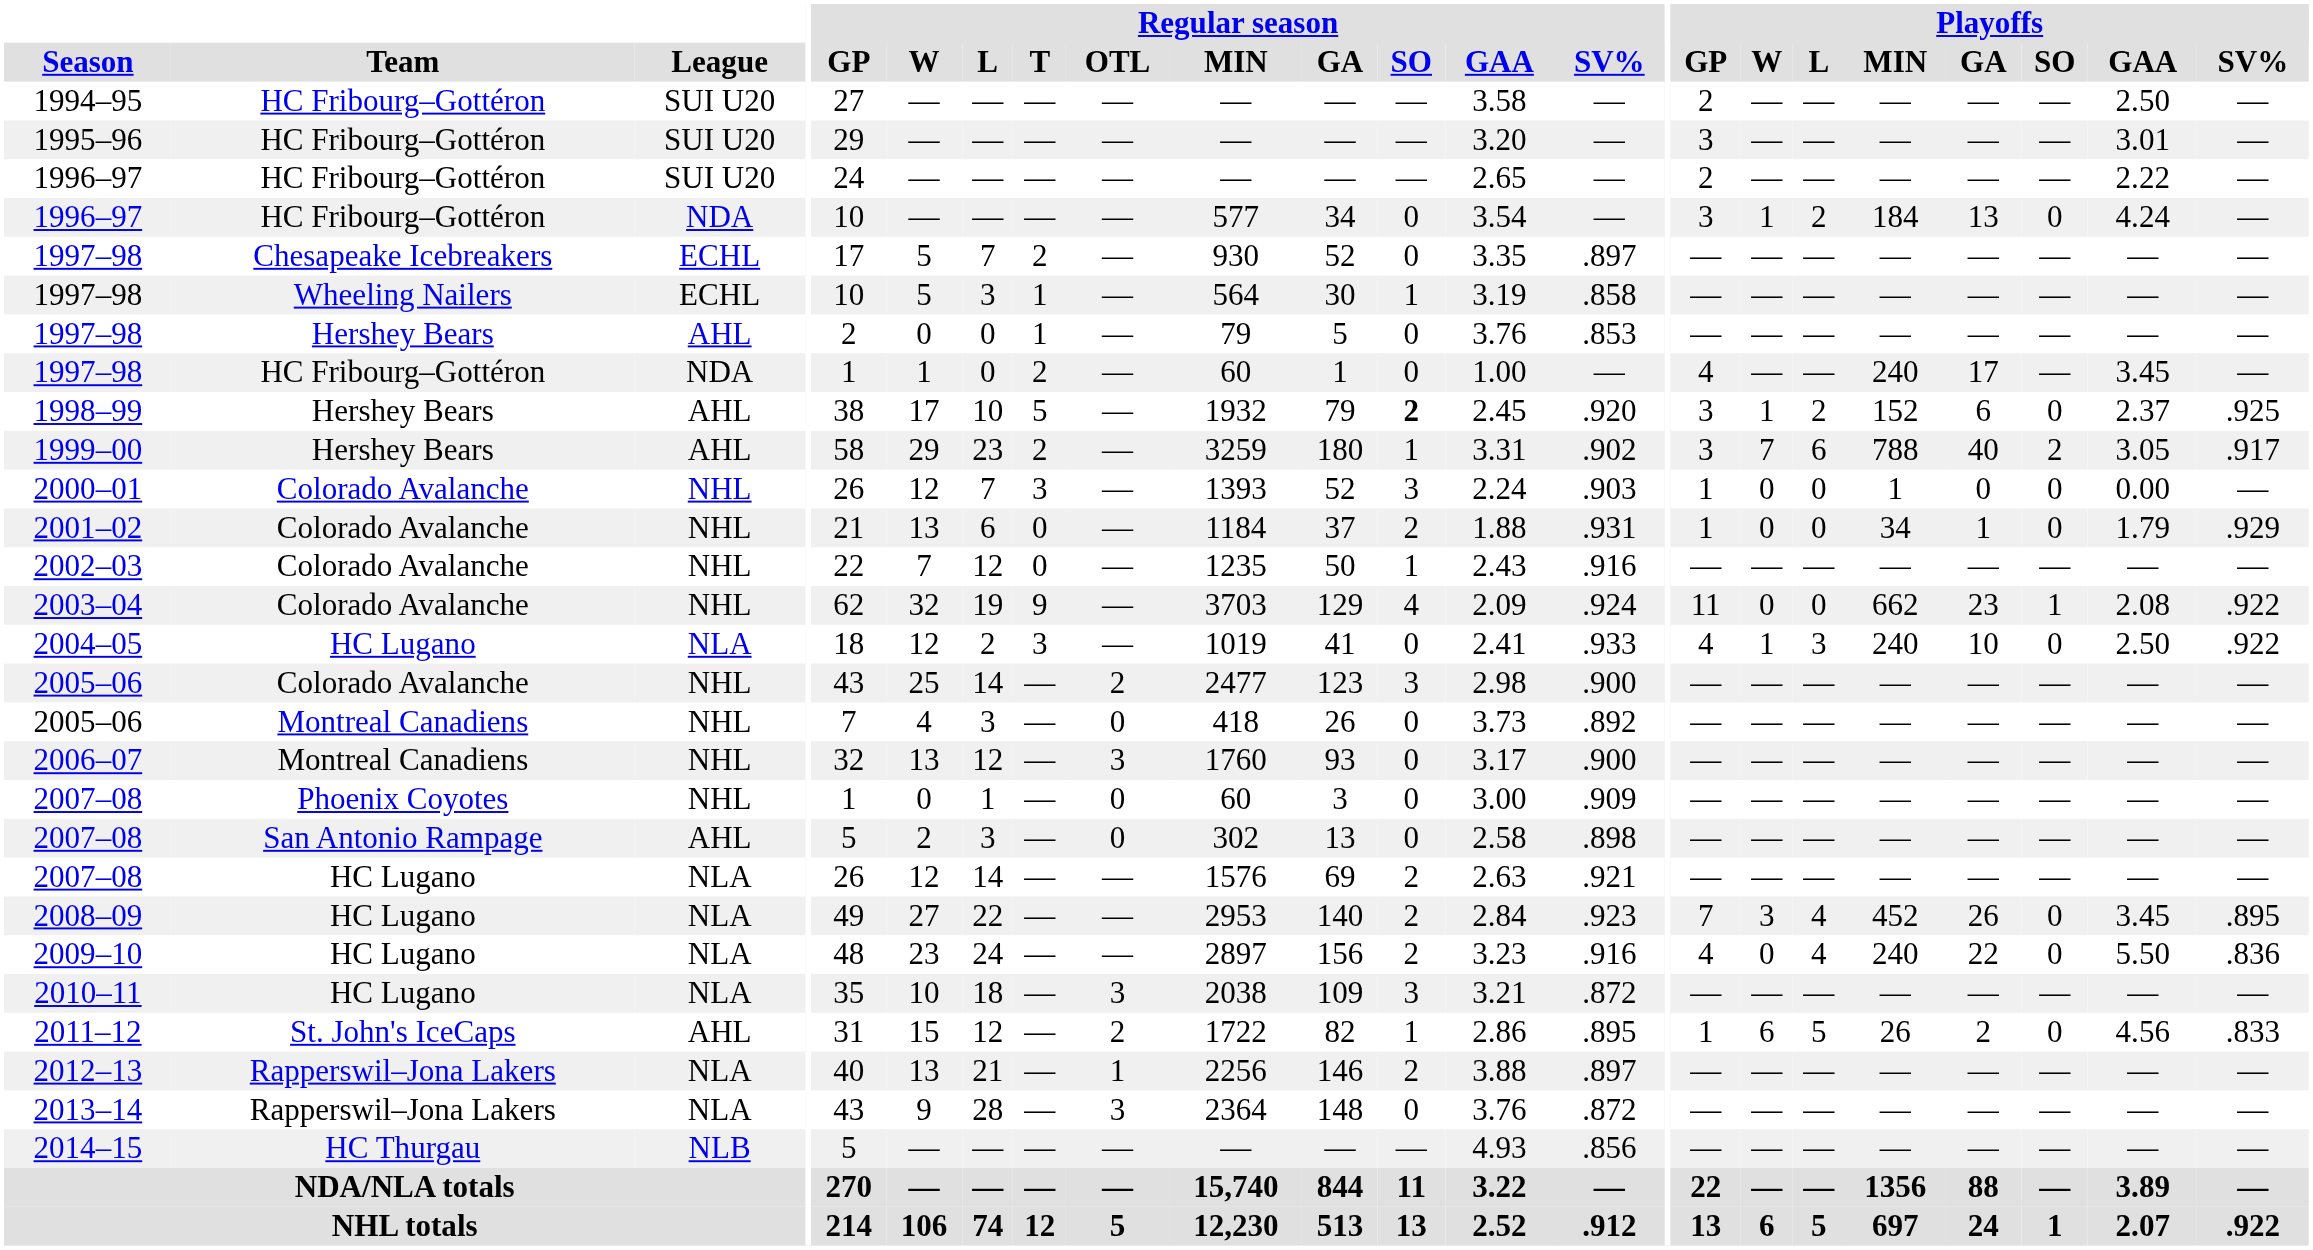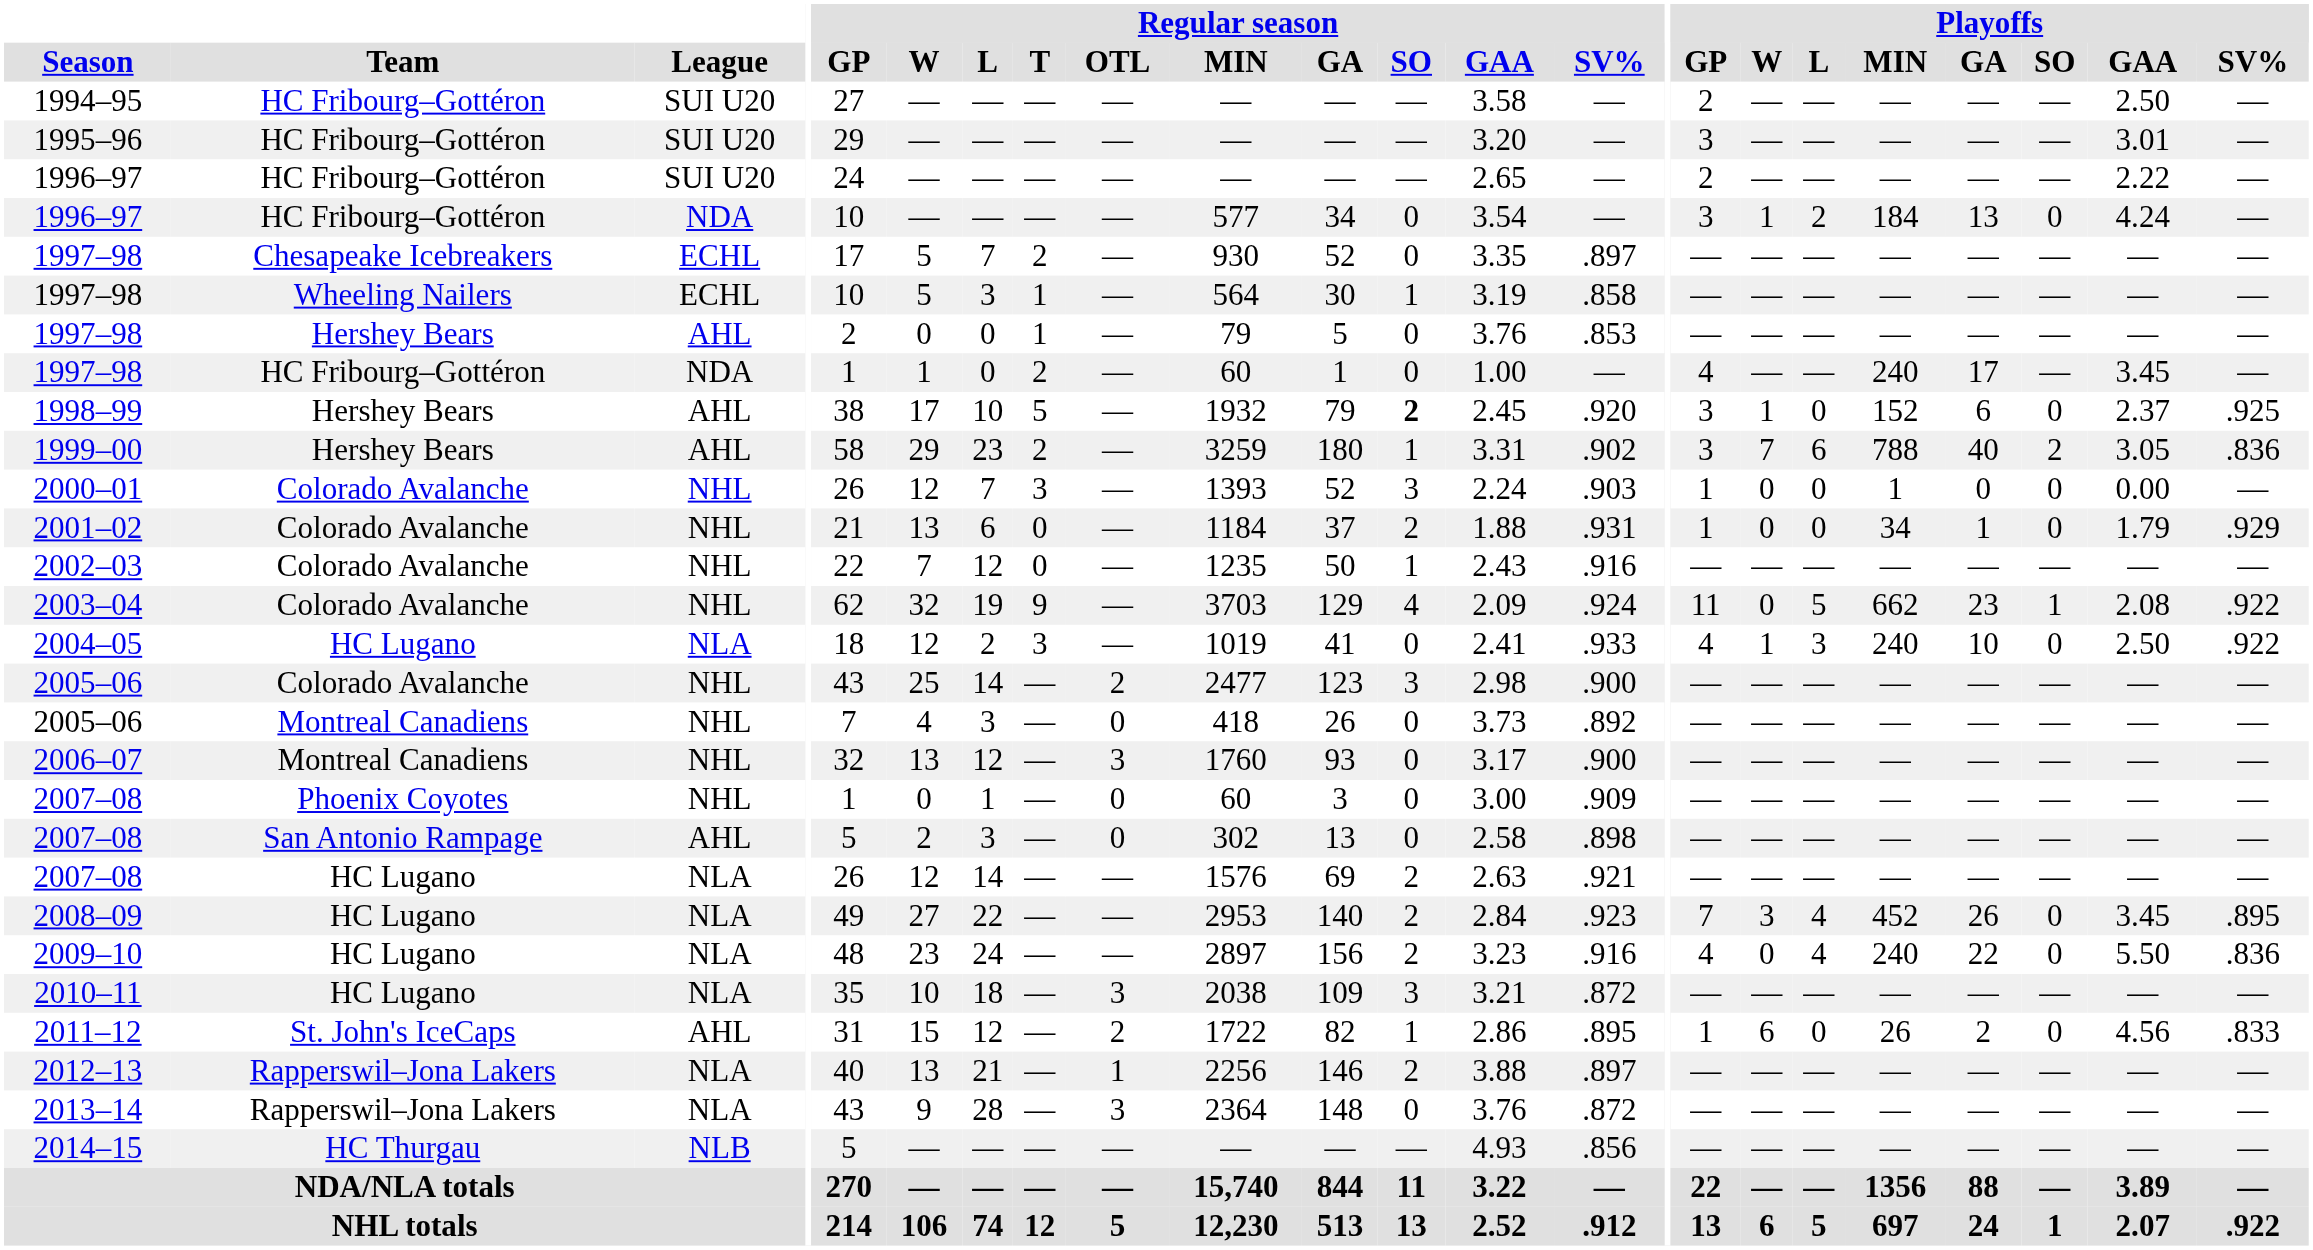(1819, 410) 2 -> (1819, 410) 0
(2253, 449) .917 -> (2253, 449) .836
(1819, 604) 0 -> (1819, 604) 5
(1819, 1031) 5 -> (1819, 1031) 0
